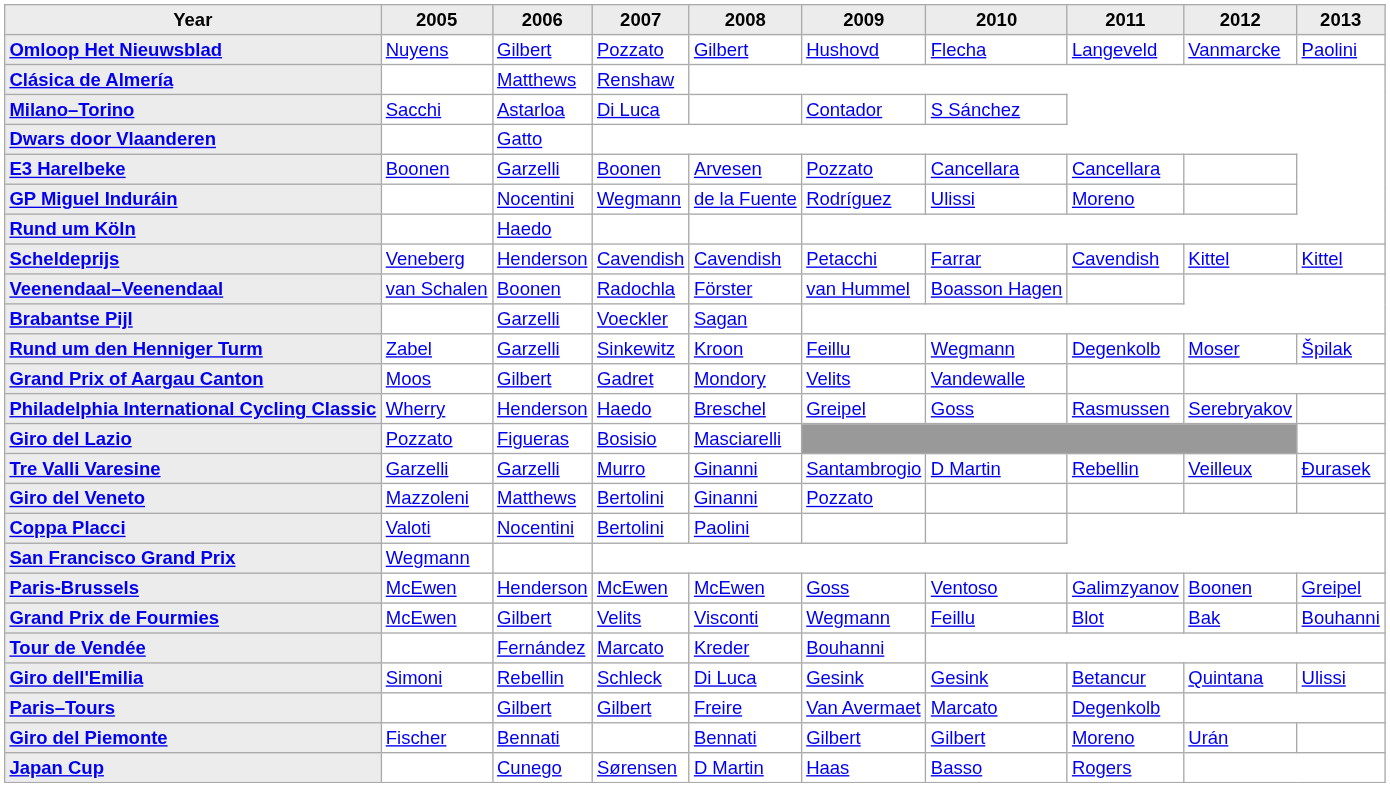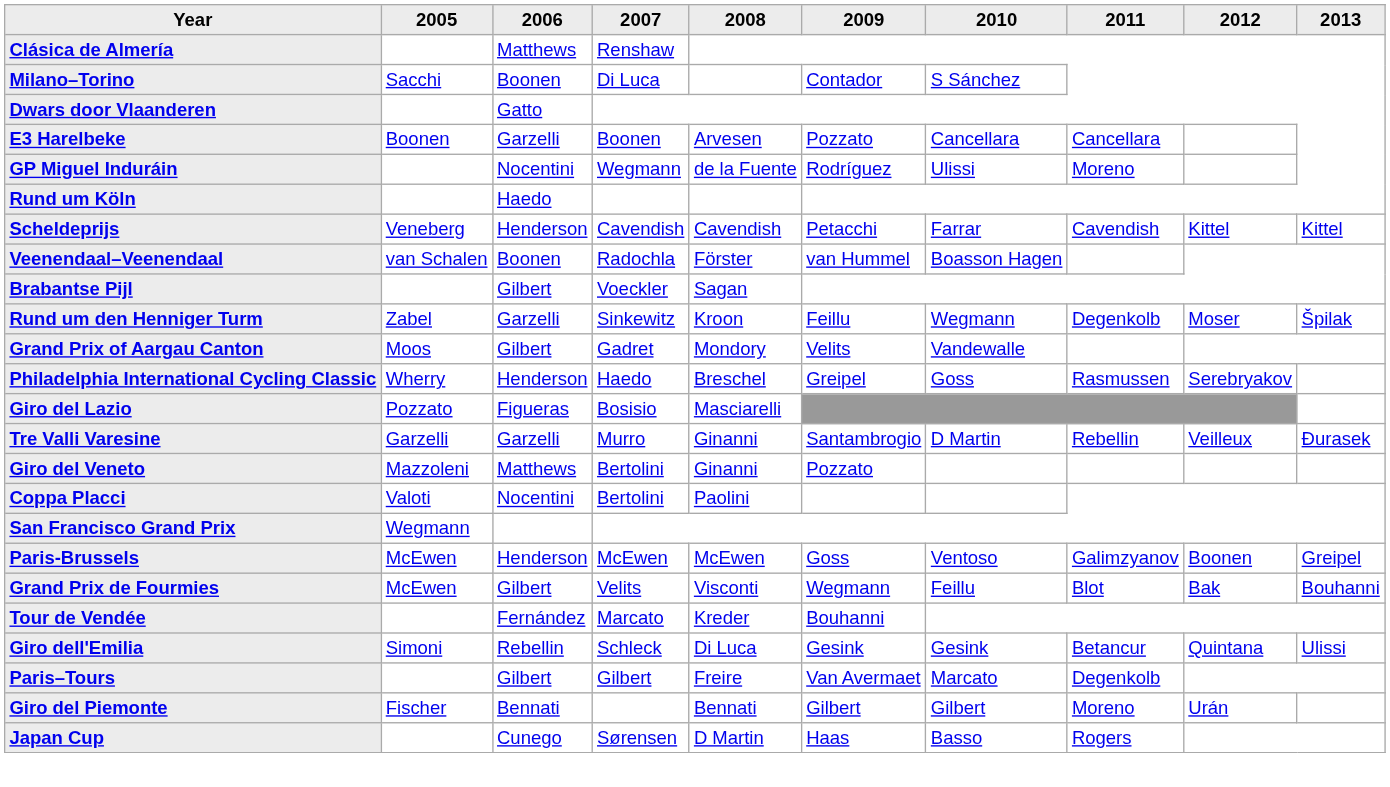- row: (116, 50)
(531, 109) Astarloa -> (529, 79) Boonen
(528, 319) Garzelli -> (524, 289) Gilbert
